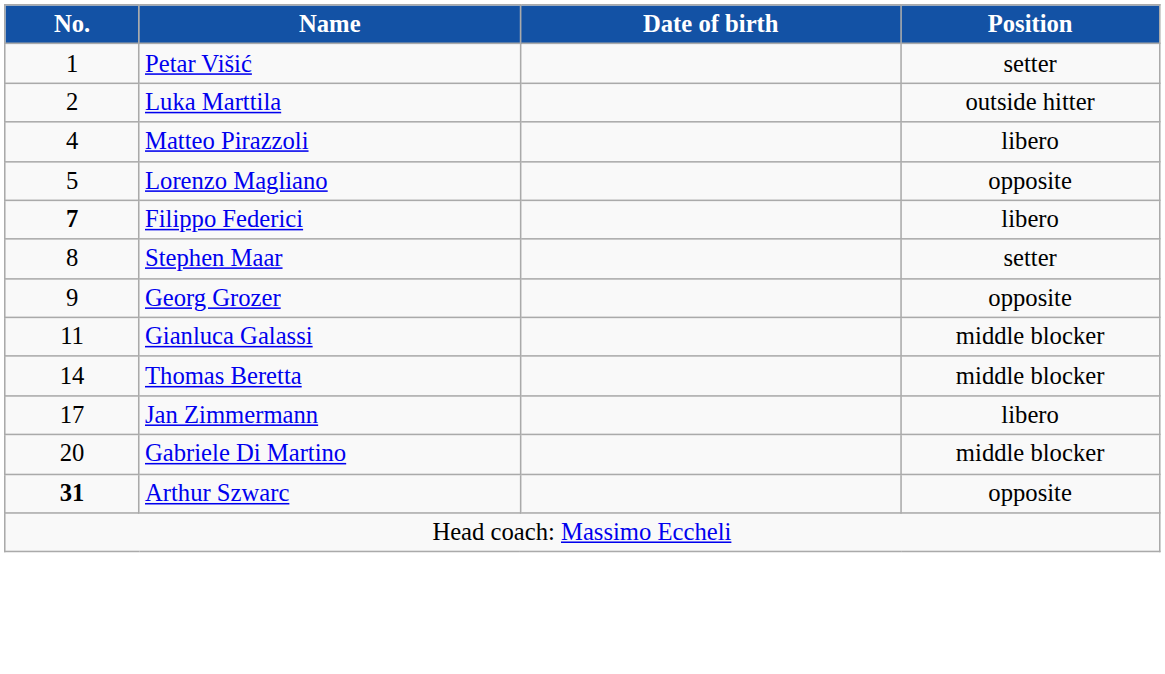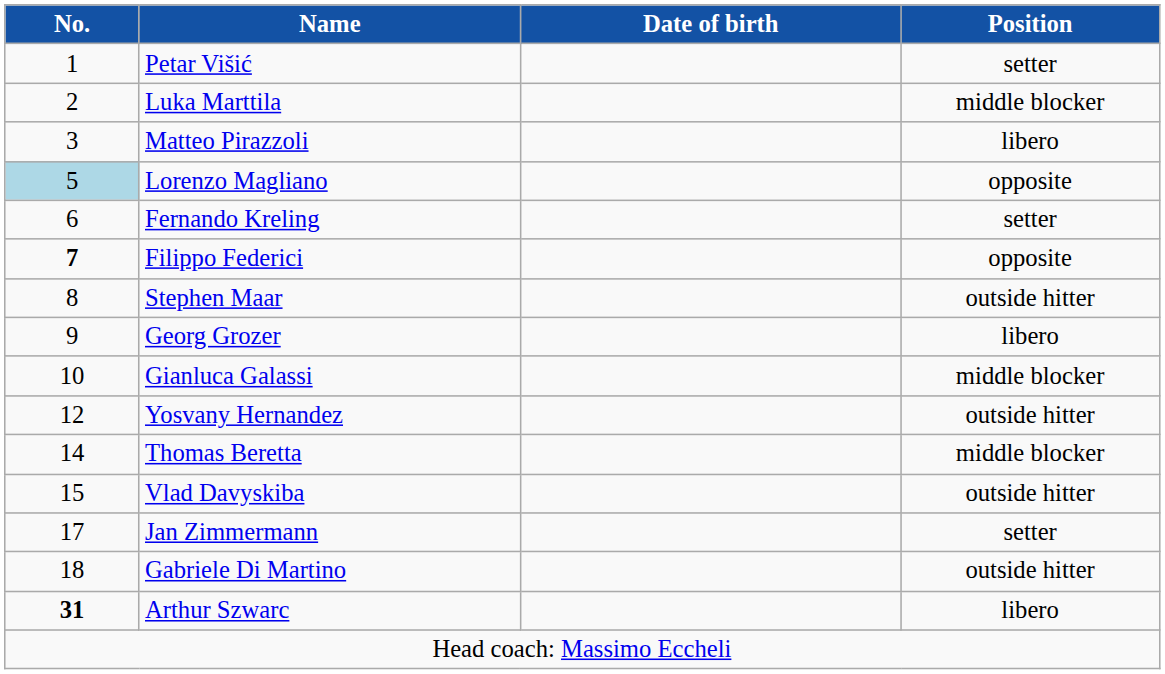(1030, 102) outside hitter -> (1030, 102) middle blocker
(72, 141) 4 -> (72, 141) 3
(72, 180) no background -> (72, 180) lightblue background
+ row: (232, 219)
(1030, 219) libero -> (1030, 258) opposite
(1030, 258) setter -> (1030, 297) outside hitter
(1030, 297) opposite -> (1030, 336) libero
(72, 336) 11 -> (72, 375) 10
+ row: (244, 414)
+ row: (225, 492)
(1030, 414) libero -> (1030, 532) setter
(72, 453) 20 -> (72, 571) 18
(1030, 453) middle blocker -> (1030, 571) outside hitter
(1030, 492) opposite -> (1030, 610) libero
